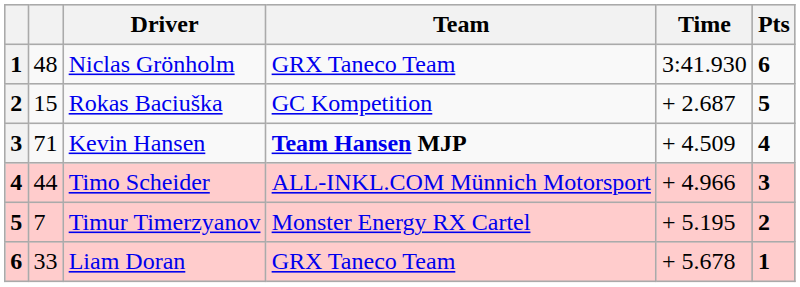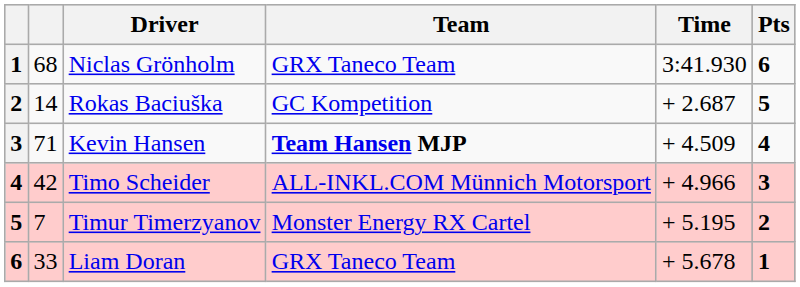(46, 64) 48 -> (46, 64) 68
(46, 103) 15 -> (46, 103) 14
(46, 182) 44 -> (46, 182) 42
